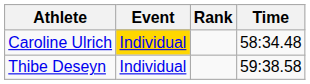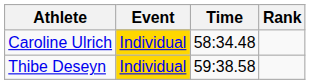columns swapped: (271, 17) <-> (213, 17)
(153, 68) no background -> (153, 68) gold background
